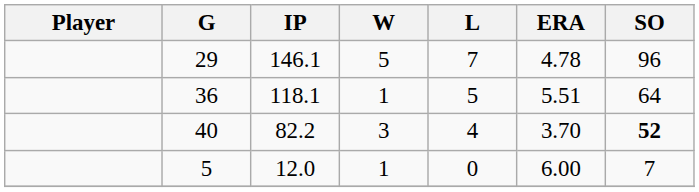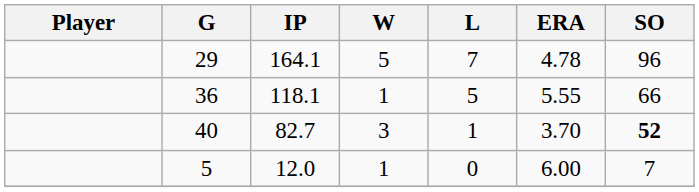(295, 58) 146.1 -> (295, 58) 164.1
(561, 95) 5.51 -> (561, 95) 5.55
(650, 95) 64 -> (650, 95) 66
(295, 131) 82.2 -> (295, 131) 82.7
(472, 131) 4 -> (472, 131) 1
